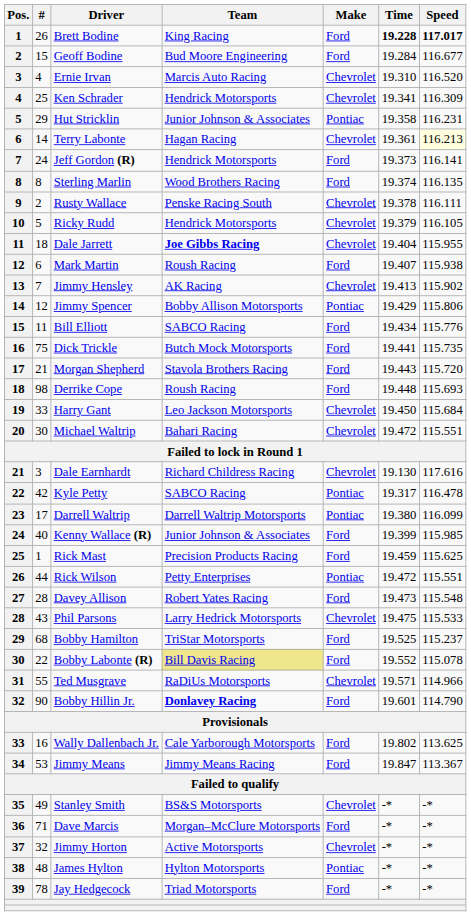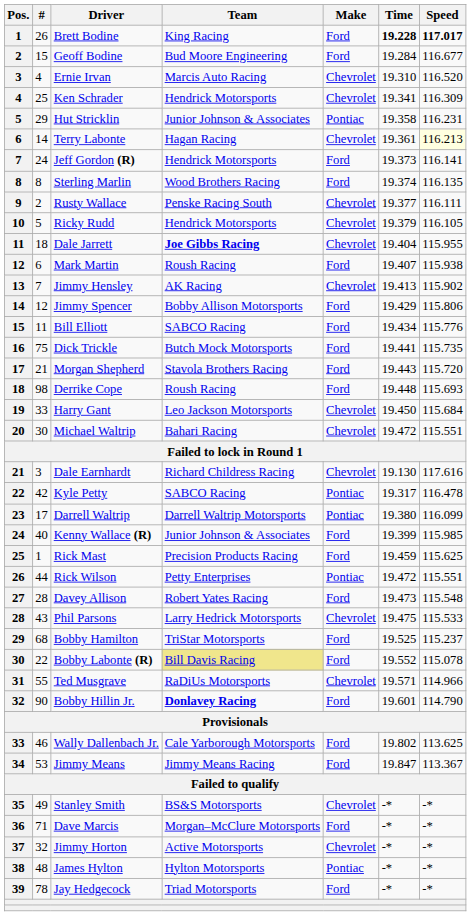(399, 202) 19.378 -> (399, 202) 19.377
(345, 306) Pontiac -> (338, 306) Ford
(42, 743) 16 -> (42, 743) 46
